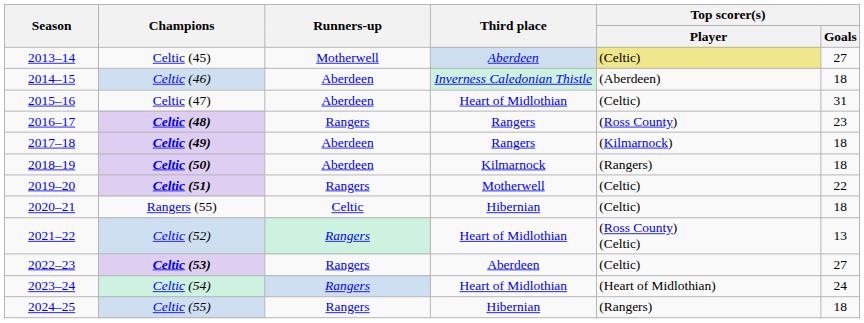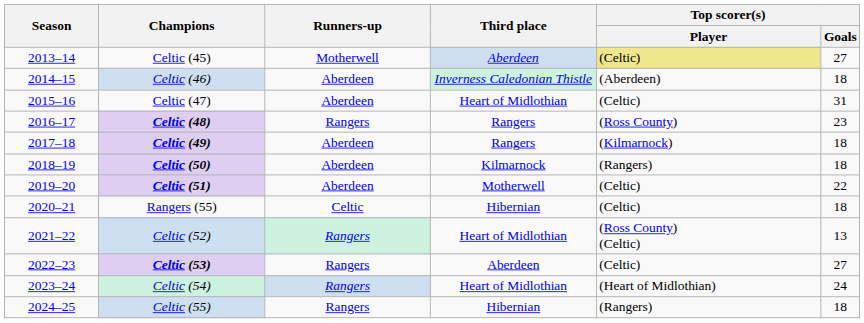(348, 185) Rangers -> (348, 185) Aberdeen
